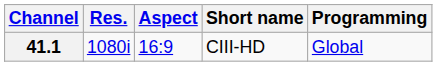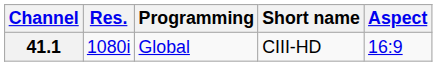columns swapped: (168, 18) <-> (370, 18)
